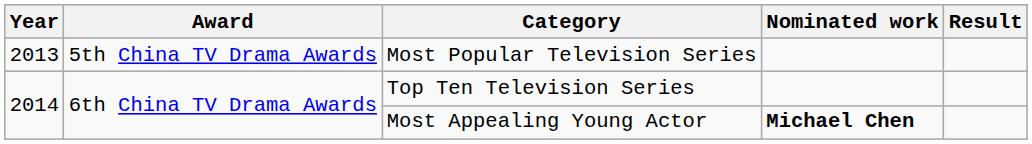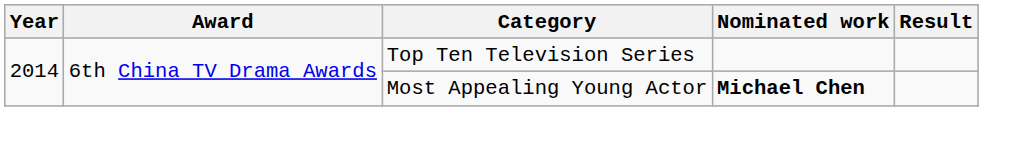- row: (572, 55)
